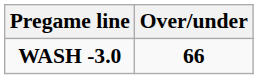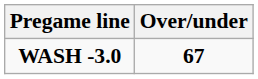(194, 55) 66 -> (194, 55) 67
